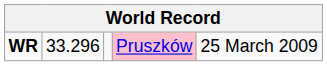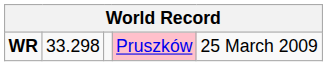(73, 46) 33.296 -> (73, 46) 33.298
